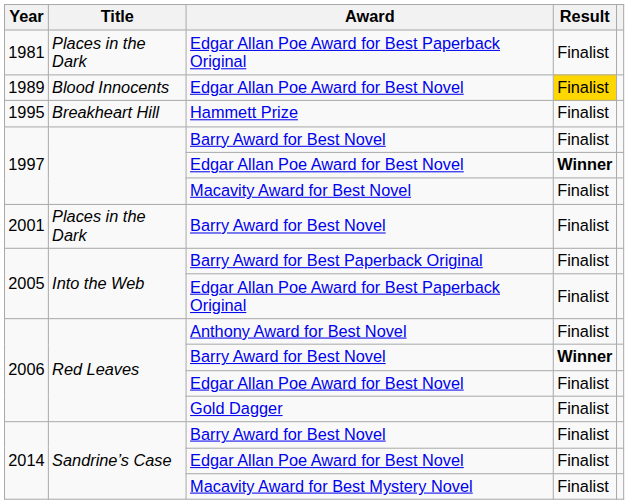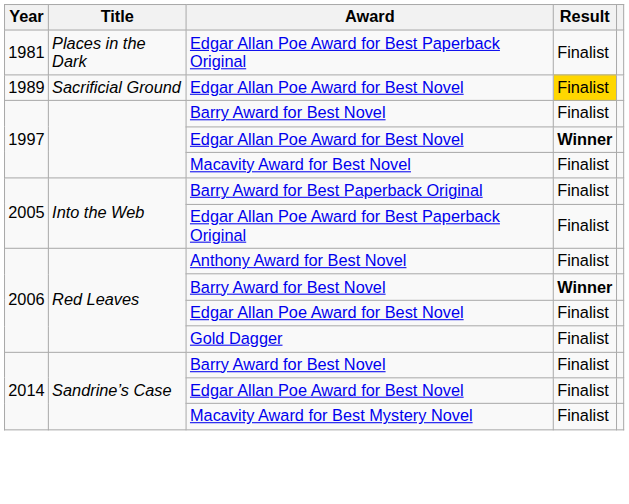(111, 87) Blood Innocents -> (117, 87) Sacrificial Ground
- row: (26, 113)
- row: (26, 226)
